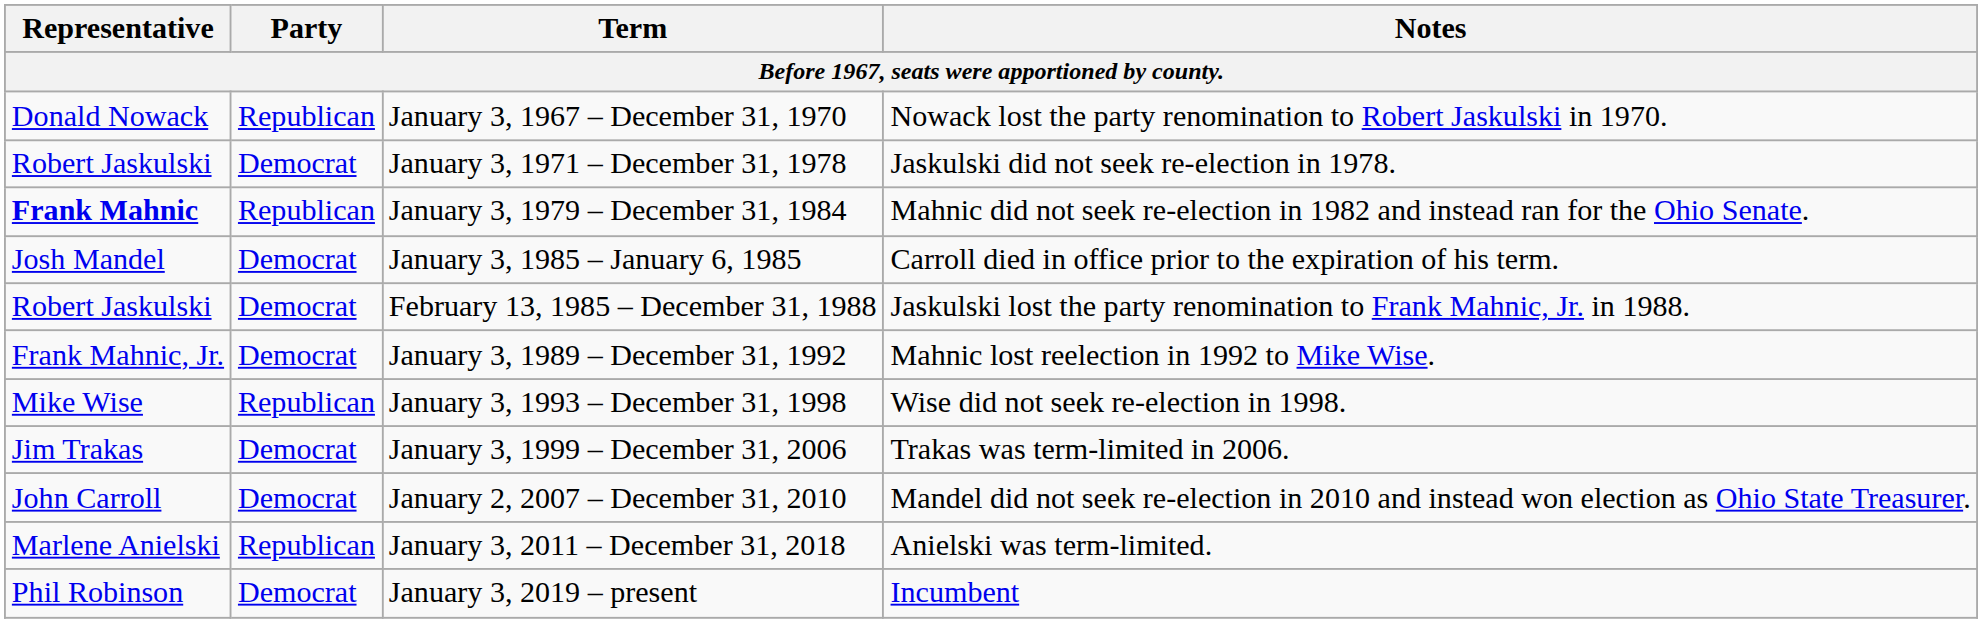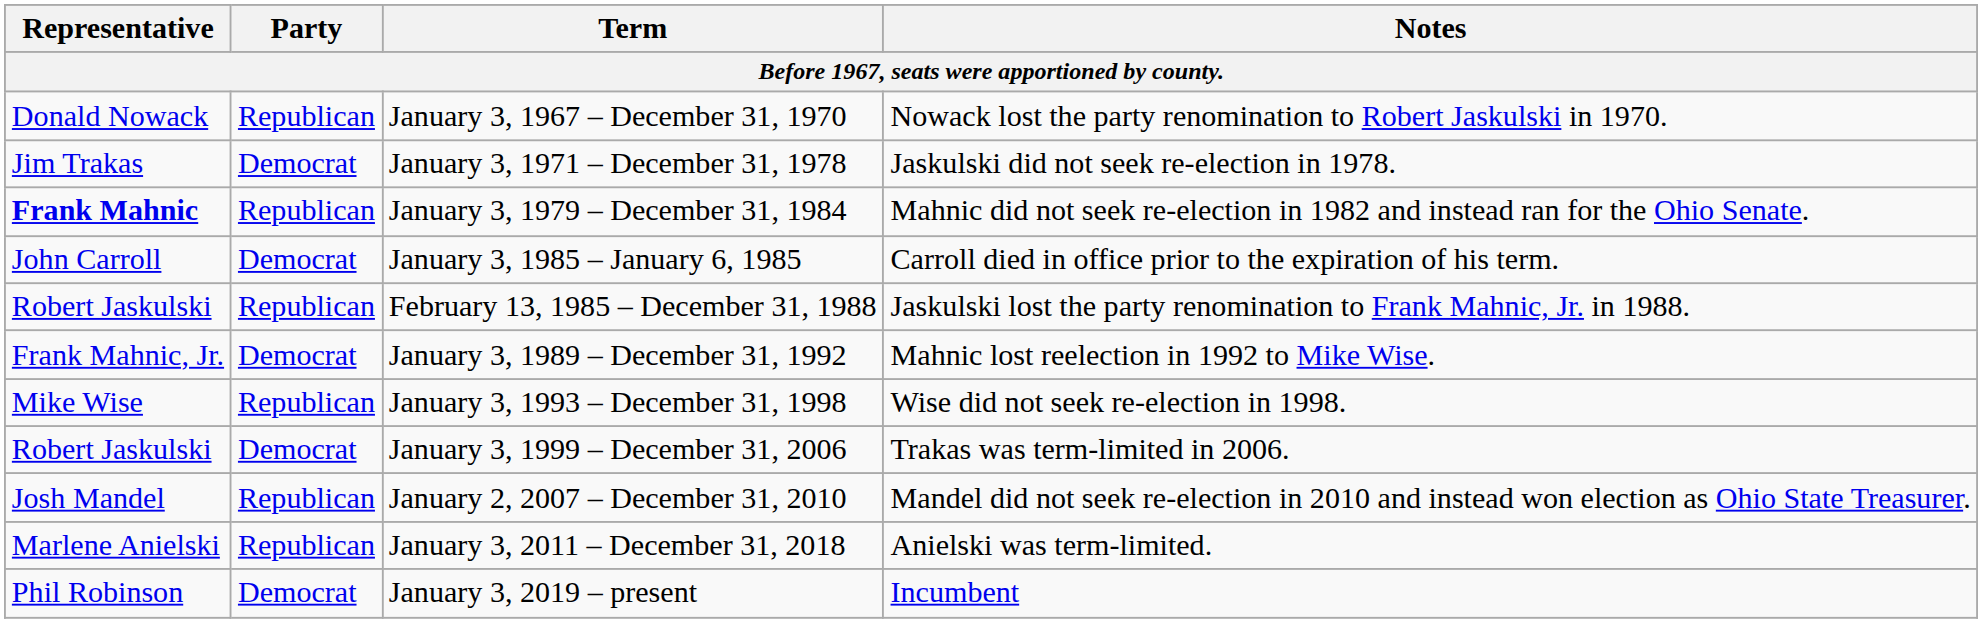(112, 163) Robert Jaskulski -> (77, 163) Jim Trakas
(88, 258) Josh Mandel -> (87, 258) John Carroll
(297, 306) Democrat -> (306, 306) Republican
(77, 449) Jim Trakas -> (112, 449) Robert Jaskulski
(87, 497) John Carroll -> (88, 497) Josh Mandel
(297, 497) Democrat -> (306, 497) Republican
